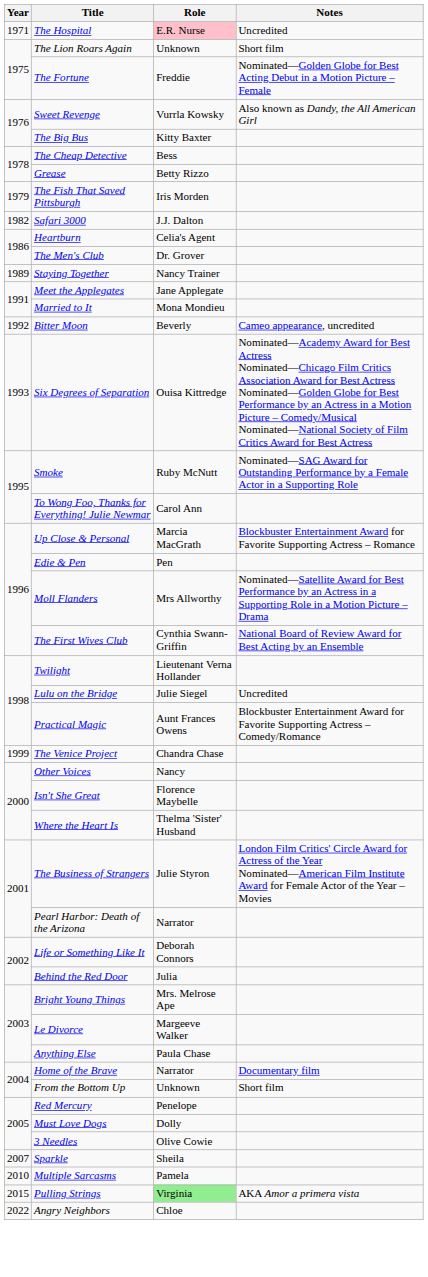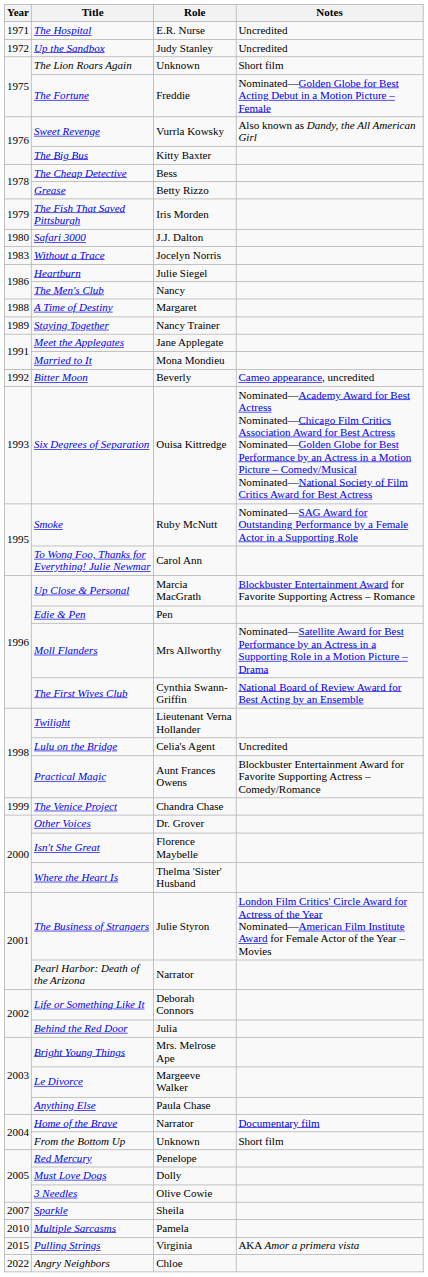(181, 30) pink background -> (181, 30) no background
+ row: (69, 48)
(18, 220) 1982 -> (18, 238) 1980
+ row: (69, 255)
(186, 238) Celia's Agent -> (182, 273) Julie Siegel
(180, 255) Dr. Grover -> (171, 290) Nancy
+ row: (73, 308)
(182, 694) Julie Siegel -> (186, 746) Celia's Agent
(171, 771) Nancy -> (180, 824) Dr. Grover
(174, 1193) lightgreen background -> (174, 1246) no background
